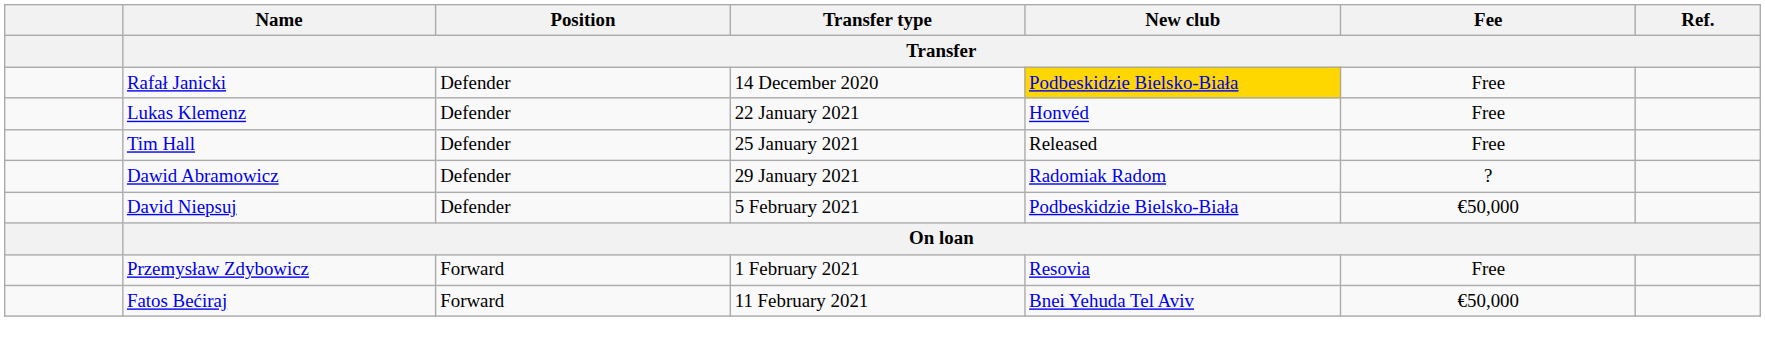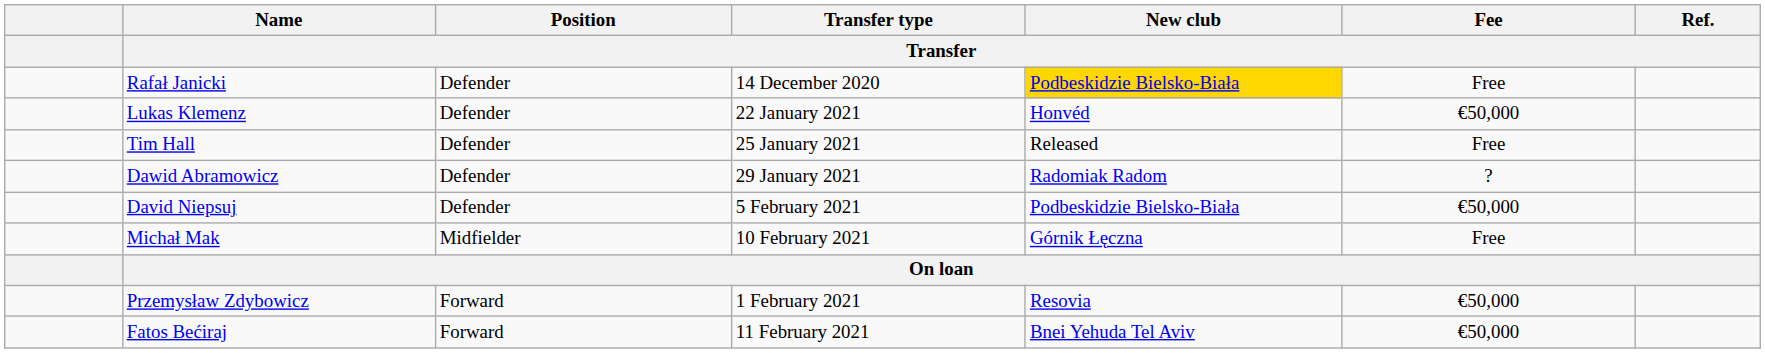(1488, 113) Free -> (1489, 113) €50,000
+ row: (173, 238)
(1488, 269) Free -> (1489, 300) €50,000
